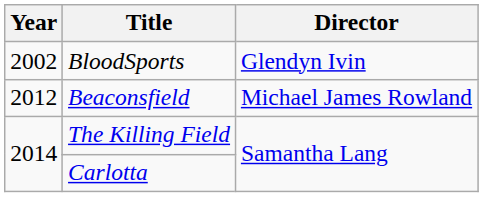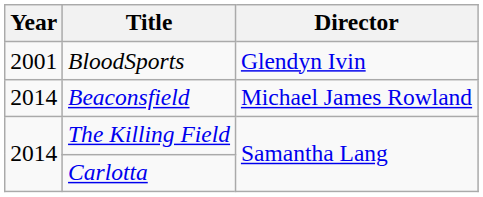(34, 60) 2002 -> (34, 60) 2001
(34, 97) 2012 -> (34, 97) 2014
